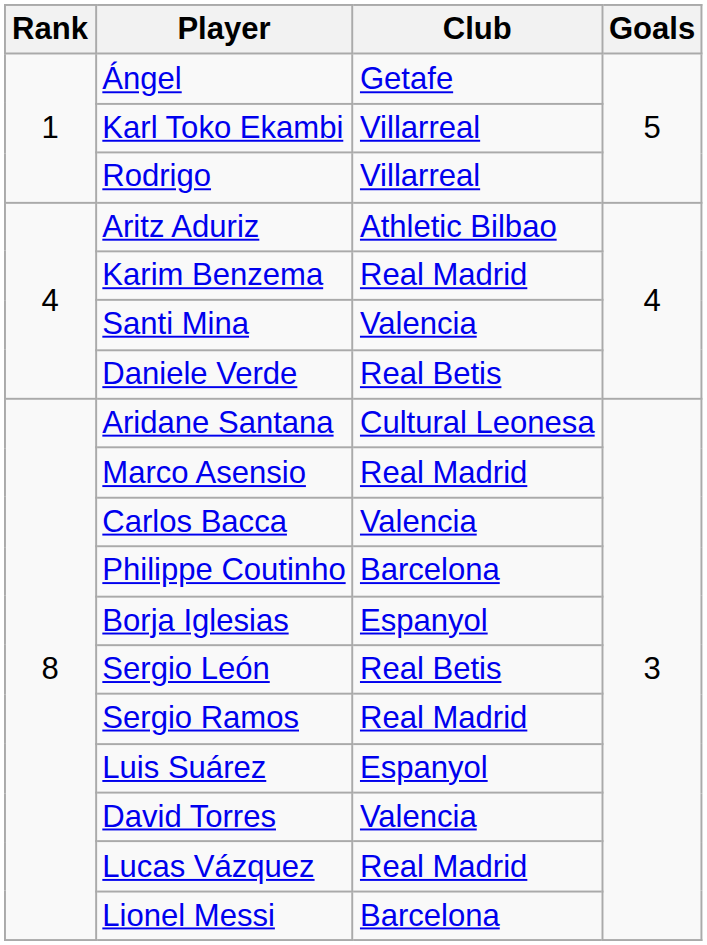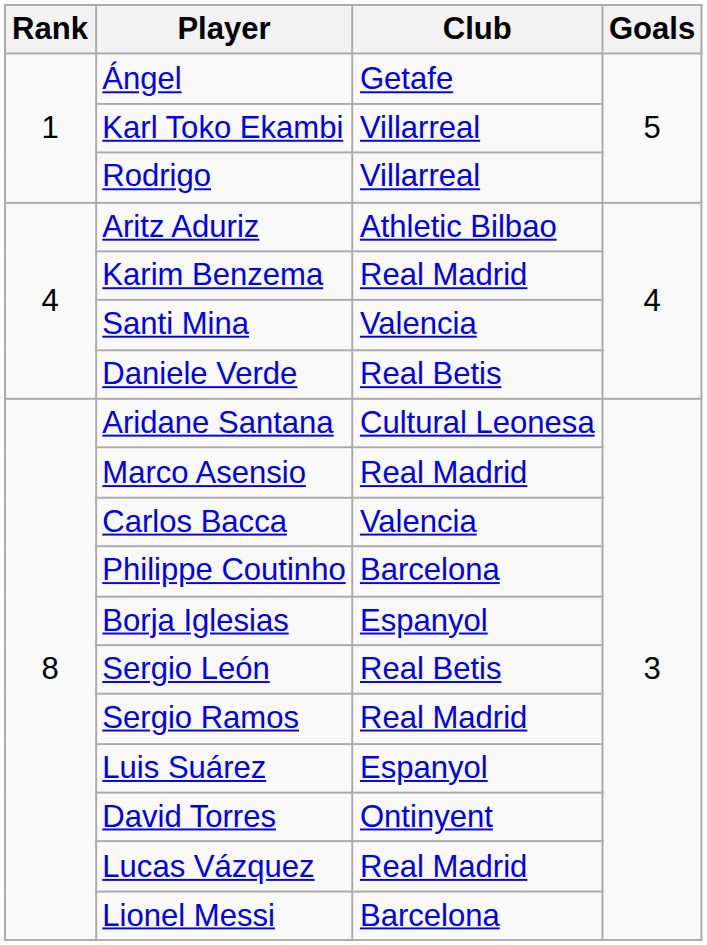(418, 816) Valencia -> (426, 816) Ontinyent
